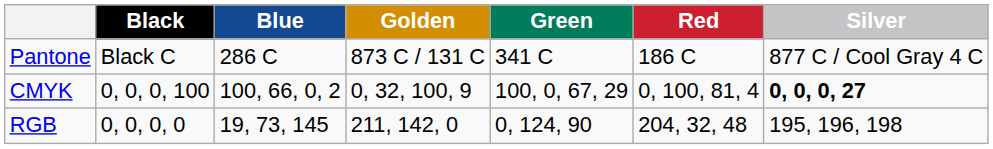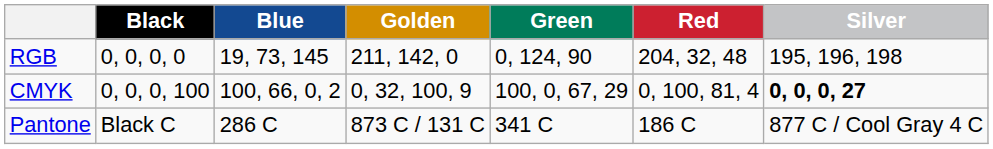rows swapped: (50, 56) <-> (33, 125)
